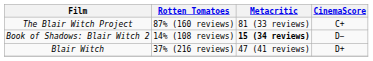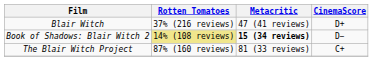rows swapped: (78, 24) <-> (78, 50)
(194, 37) no background -> (194, 37) khaki background
